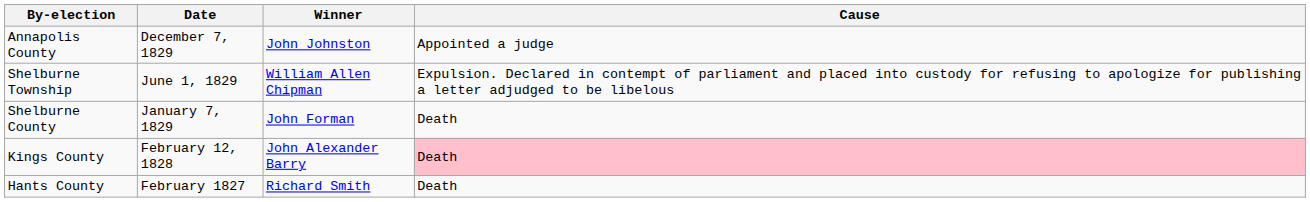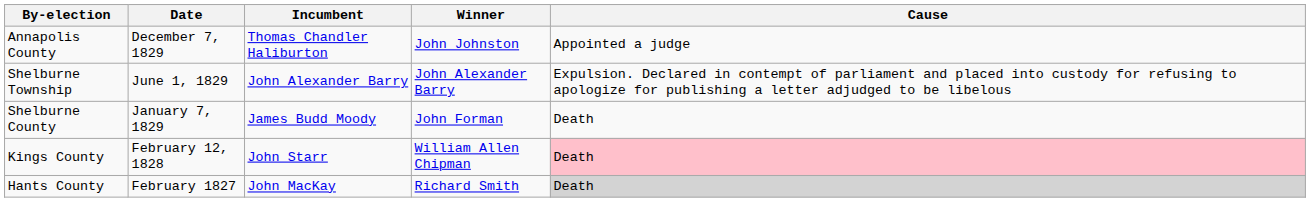+ column: (328, 15)
(318, 82) William Allen Chipman -> (471, 82) John Alexander Barry
(322, 157) John Alexander Barry -> (467, 157) William Allen Chipman
(437, 186) no background -> (574, 186) lightgrey background
